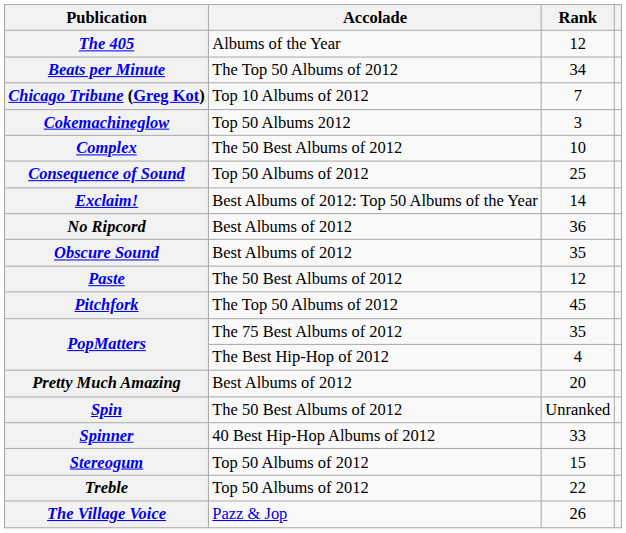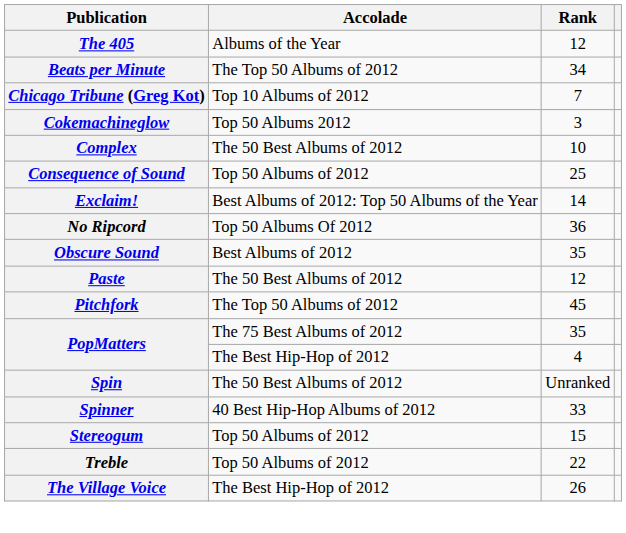(282, 226) Best Albums of 2012 -> (292, 226) Top 50 Albums Of 2012
- row: (107, 383)
(250, 514) Pazz & Jop -> (301, 488) The Best Hip-Hop of 2012
